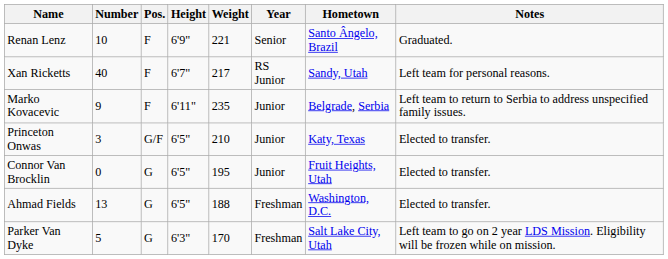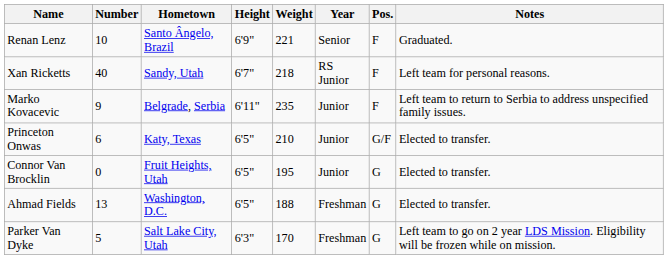columns swapped: (155, 14) <-> (351, 14)
(221, 73) 217 -> (285, 73) 218
(98, 139) 3 -> (98, 139) 6
